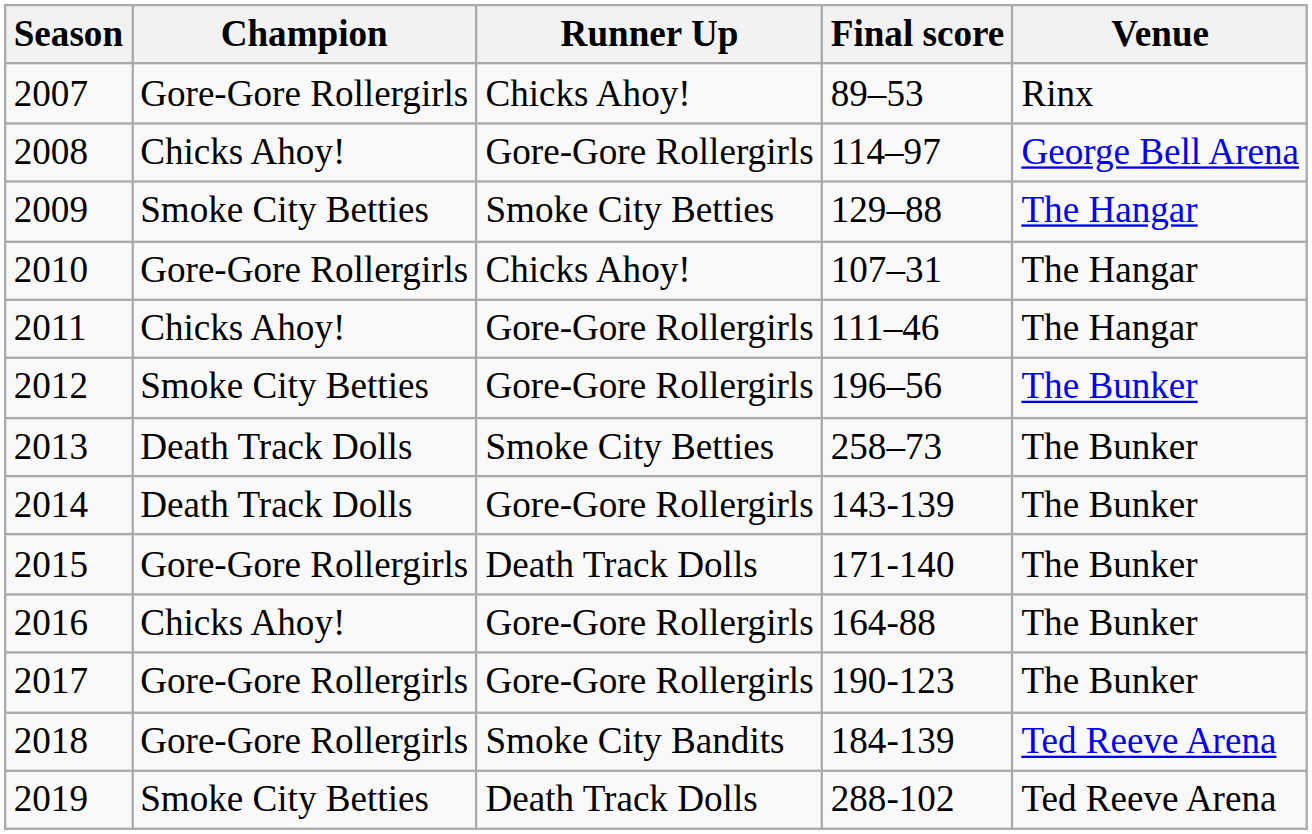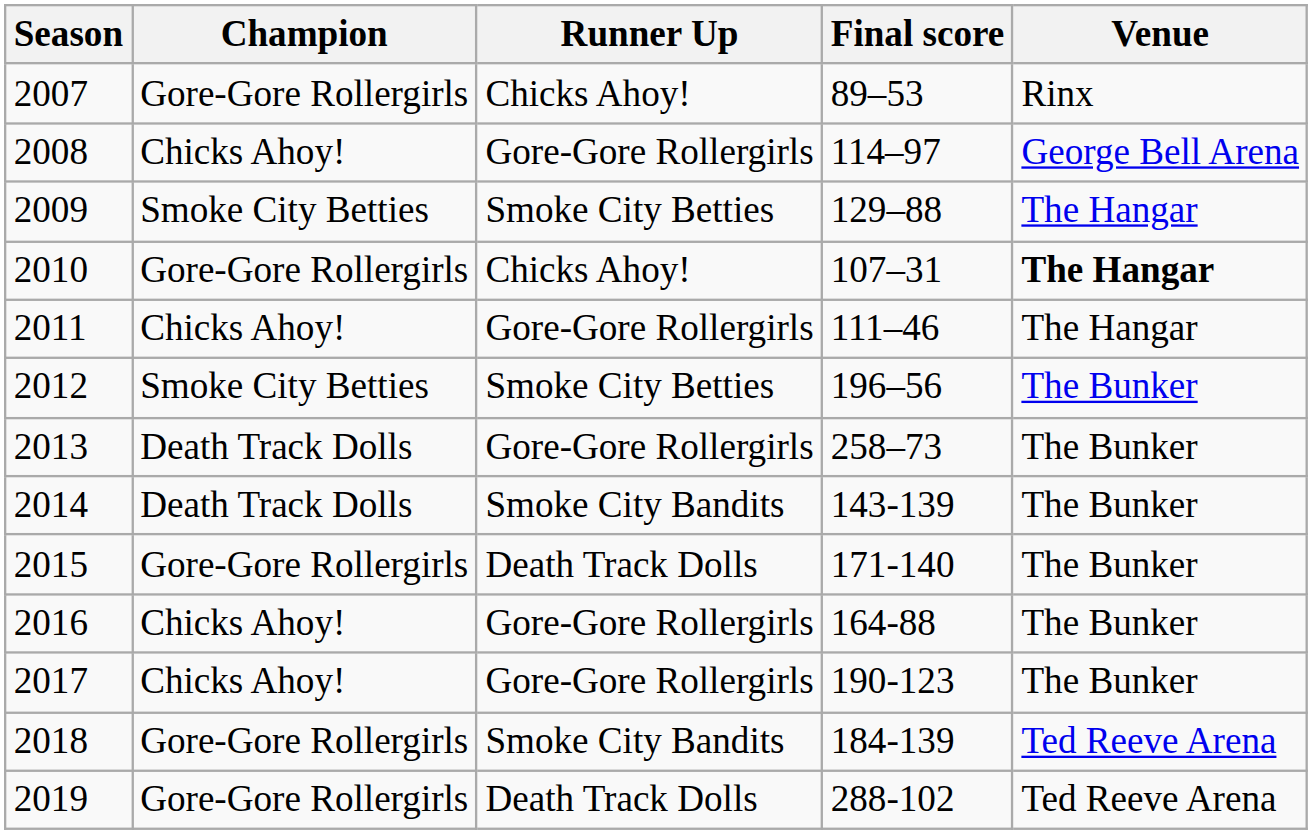(1110, 269) normal -> (1118, 269) bold
(650, 387) Gore-Gore Rollergirls -> (630, 387) Smoke City Betties
(630, 446) Smoke City Betties -> (650, 446) Gore-Gore Rollergirls
(650, 504) Gore-Gore Rollergirls -> (635, 504) Smoke City Bandits
(304, 681) Gore-Gore Rollergirls -> (243, 681) Chicks Ahoy!
(285, 799) Smoke City Betties -> (304, 799) Gore-Gore Rollergirls
